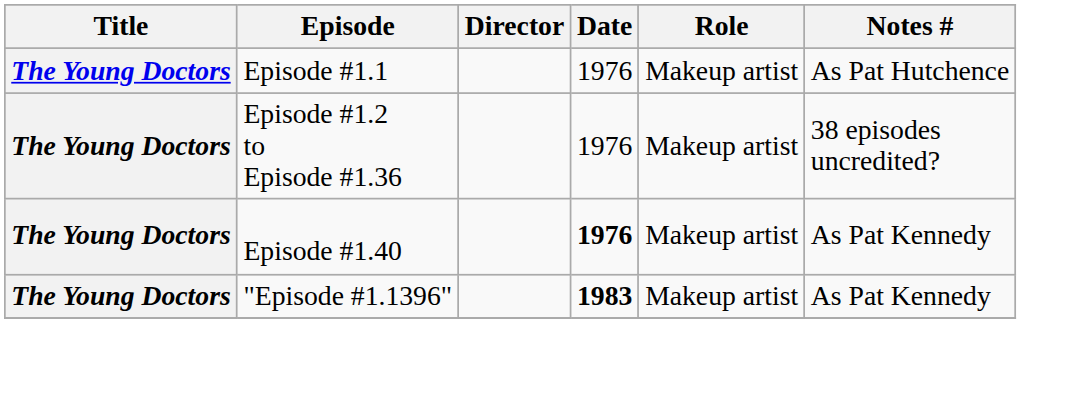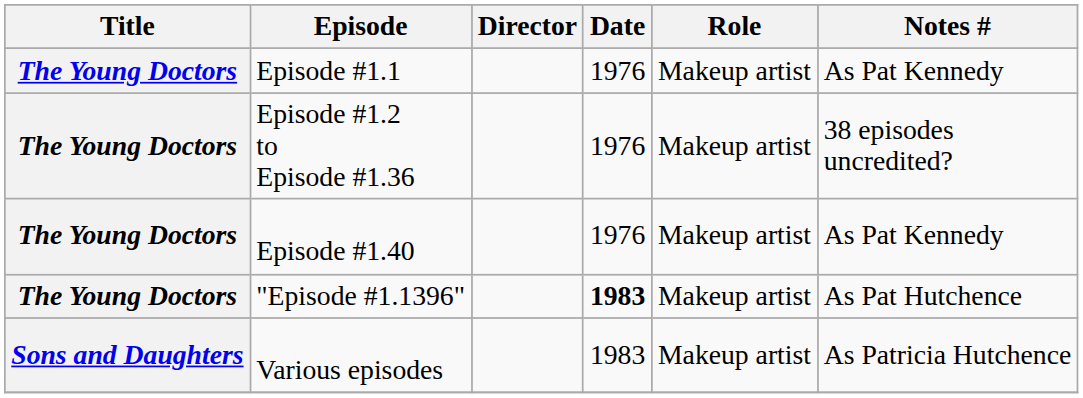(910, 70) As Pat Hutchence -> (914, 70) As Pat Kennedy
(605, 235) bold -> (618, 235) normal
(901, 295) As Pat Kennedy -> (923, 295) As Pat Hutchence
+ row: (350, 370)
